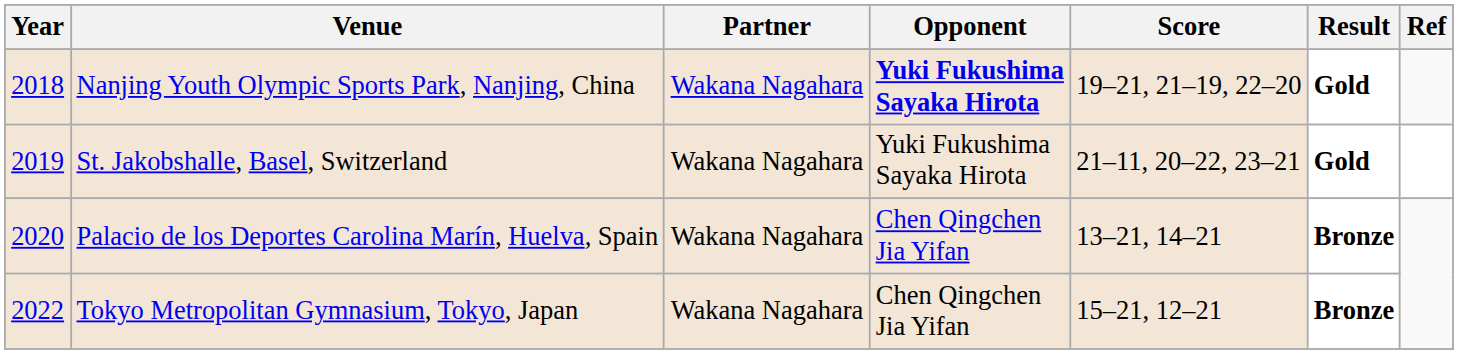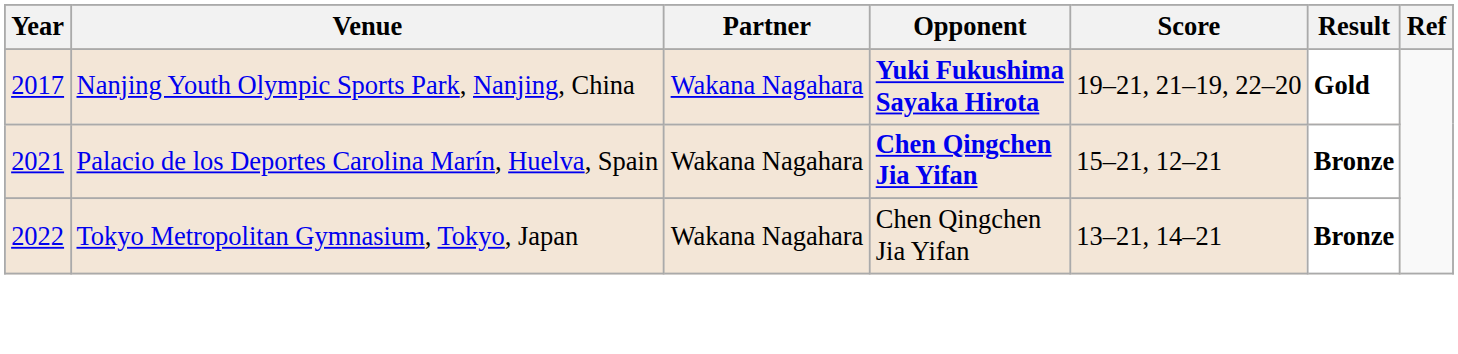(38, 86) 2018 -> (38, 86) 2017
- row: (262, 161)
(38, 236) 2020 -> (38, 161) 2021
(958, 236) normal -> (964, 161) bold
(1149, 236) 13–21, 14–21 -> (1149, 161) 15–21, 12–21
(1149, 311) 15–21, 12–21 -> (1149, 236) 13–21, 14–21
